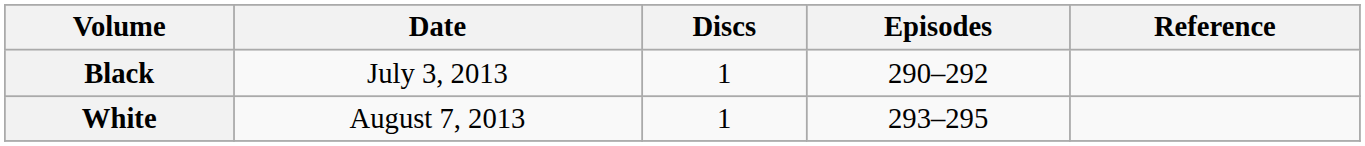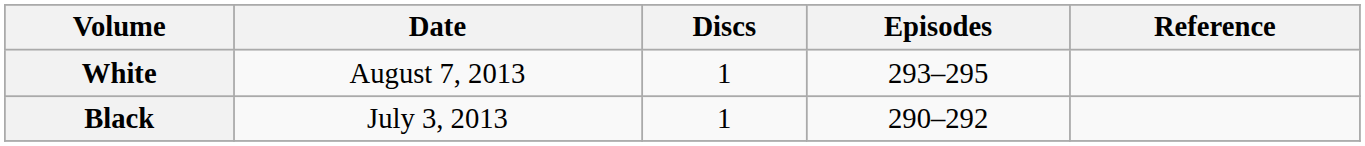rows swapped: (119, 72) <-> (119, 118)
